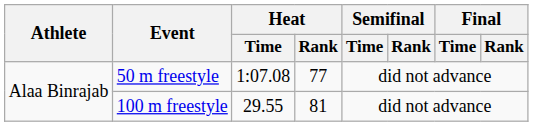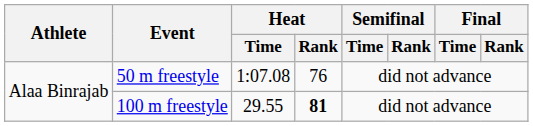(318, 76) 77 -> (318, 76) 76
(318, 106) normal -> (318, 106) bold
